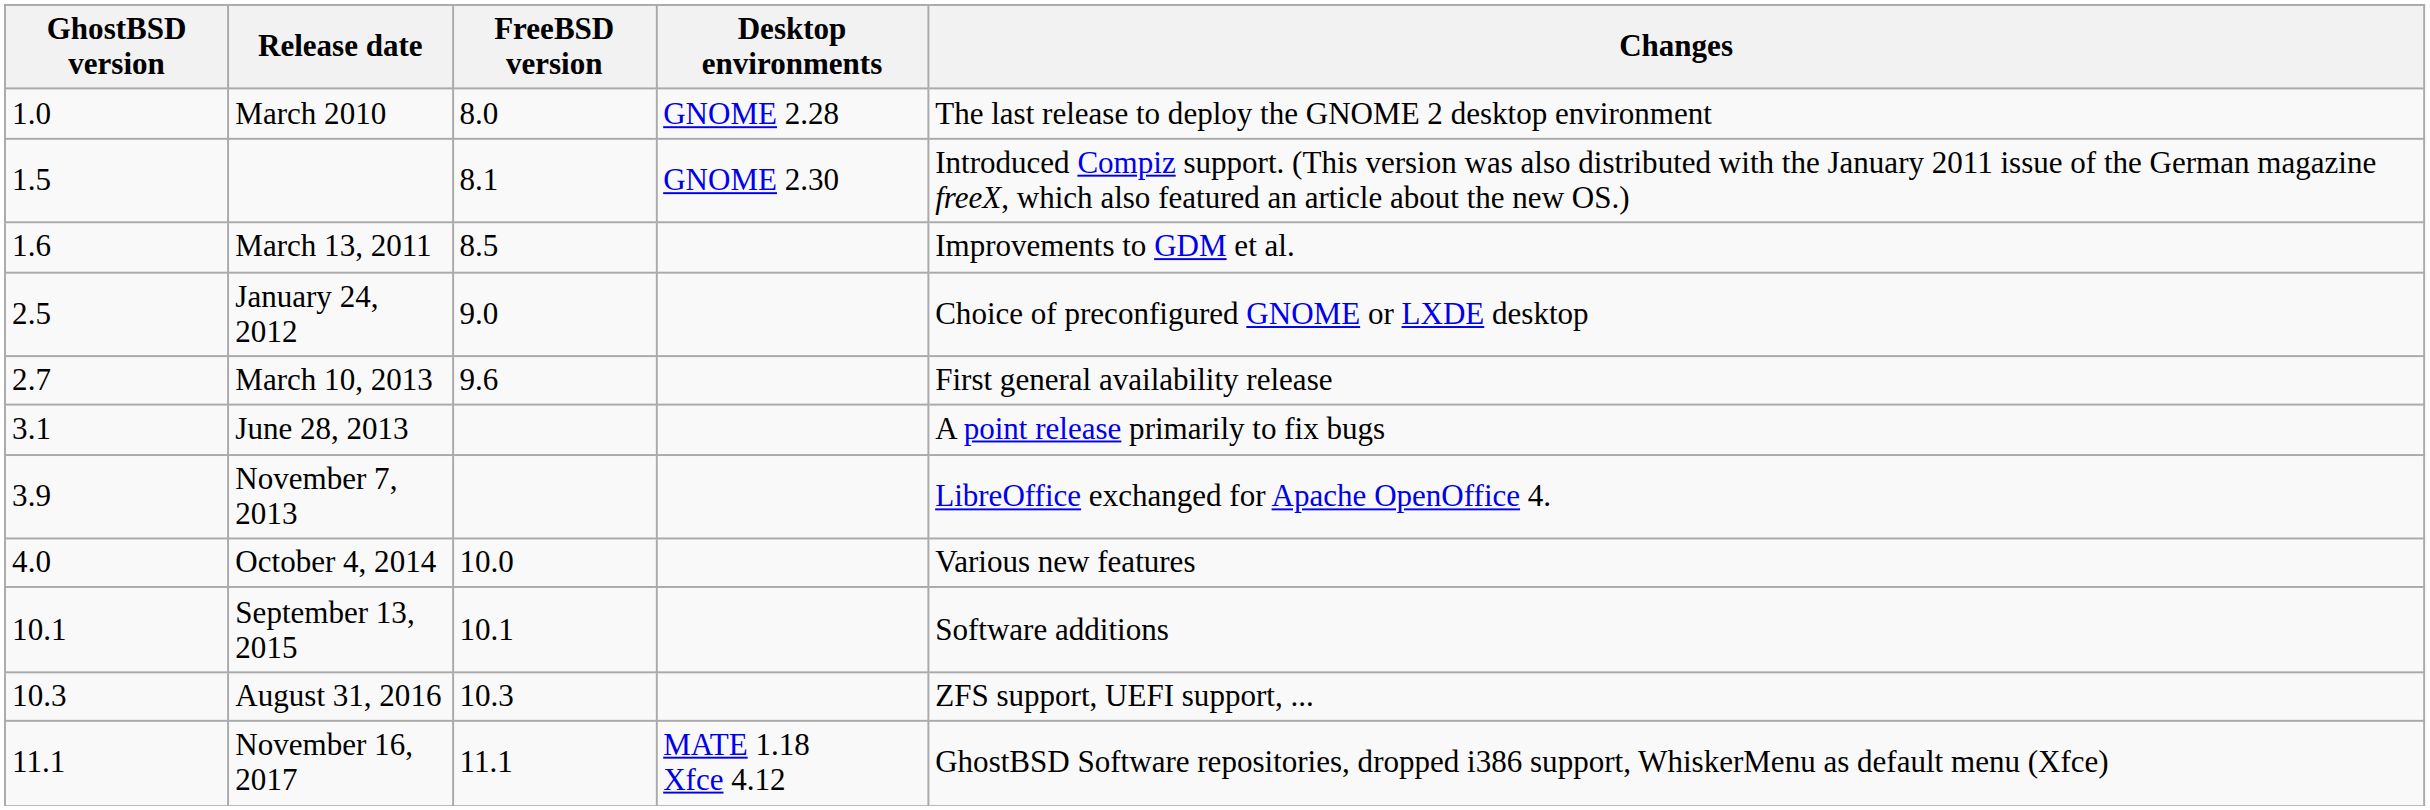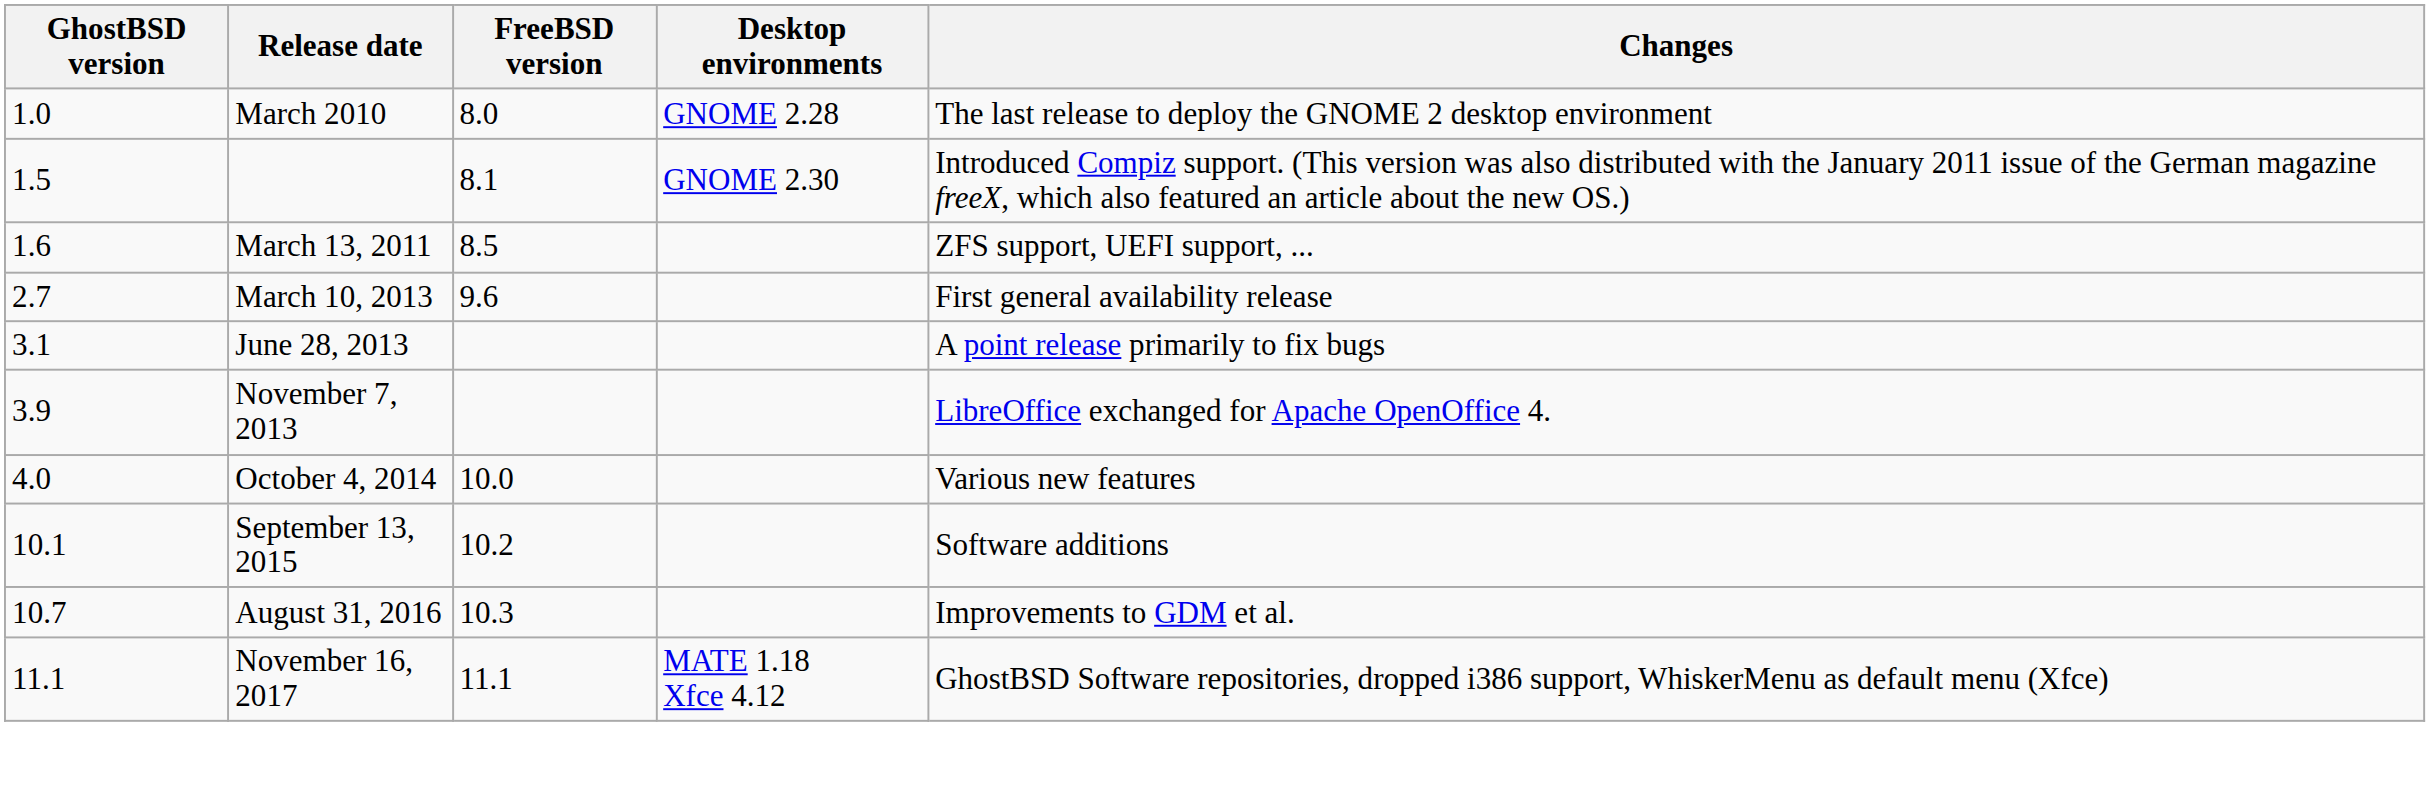(1115, 246) Improvements to GDM et al. -> (1124, 246) ZFS support, UEFI support, ...
- row: (307, 313)
(487, 629) 10.1 -> (487, 545) 10.2
(39, 695) 10.3 -> (39, 611) 10.7
(1124, 695) ZFS support, UEFI support, ... -> (1115, 611) Improvements to GDM et al.
